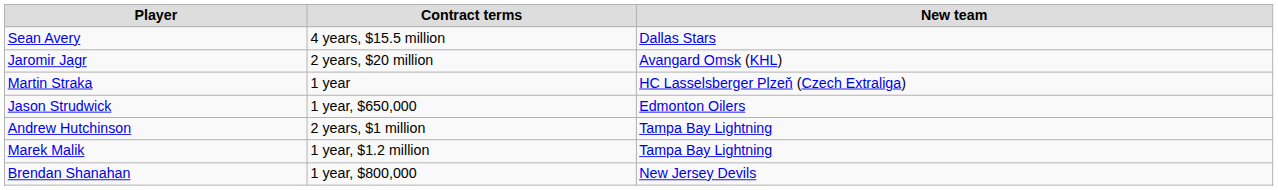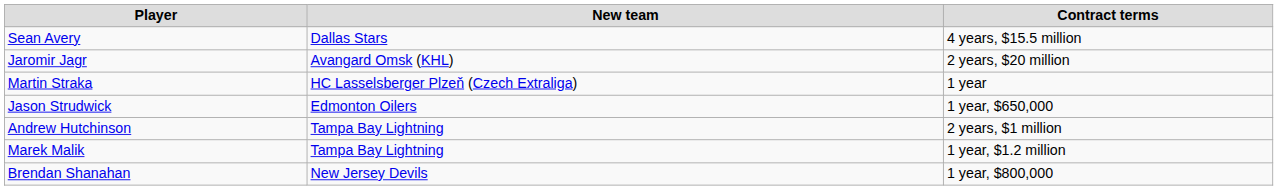columns swapped: (954, 15) <-> (472, 15)
